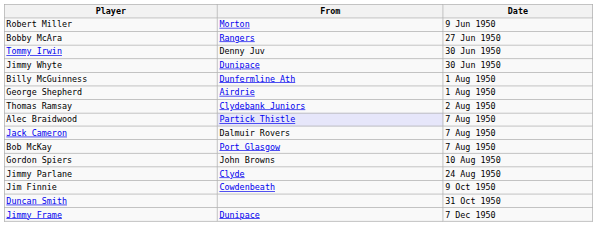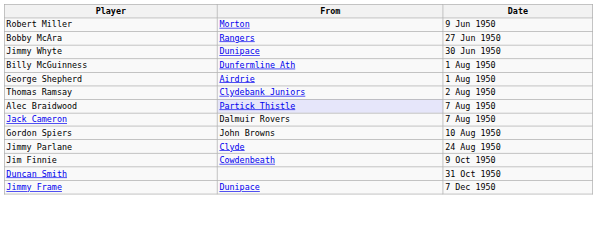- row: (34, 52)
- row: (29, 147)
